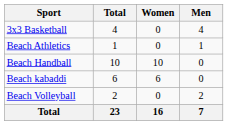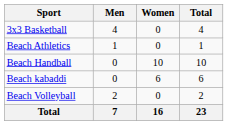columns swapped: (201, 13) <-> (115, 13)
